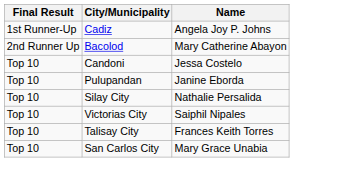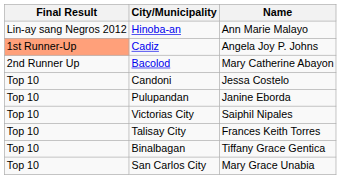+ row: (156, 30)
(42, 30) no background -> (42, 47) lightsalmon background
- row: (107, 98)
+ row: (158, 149)
